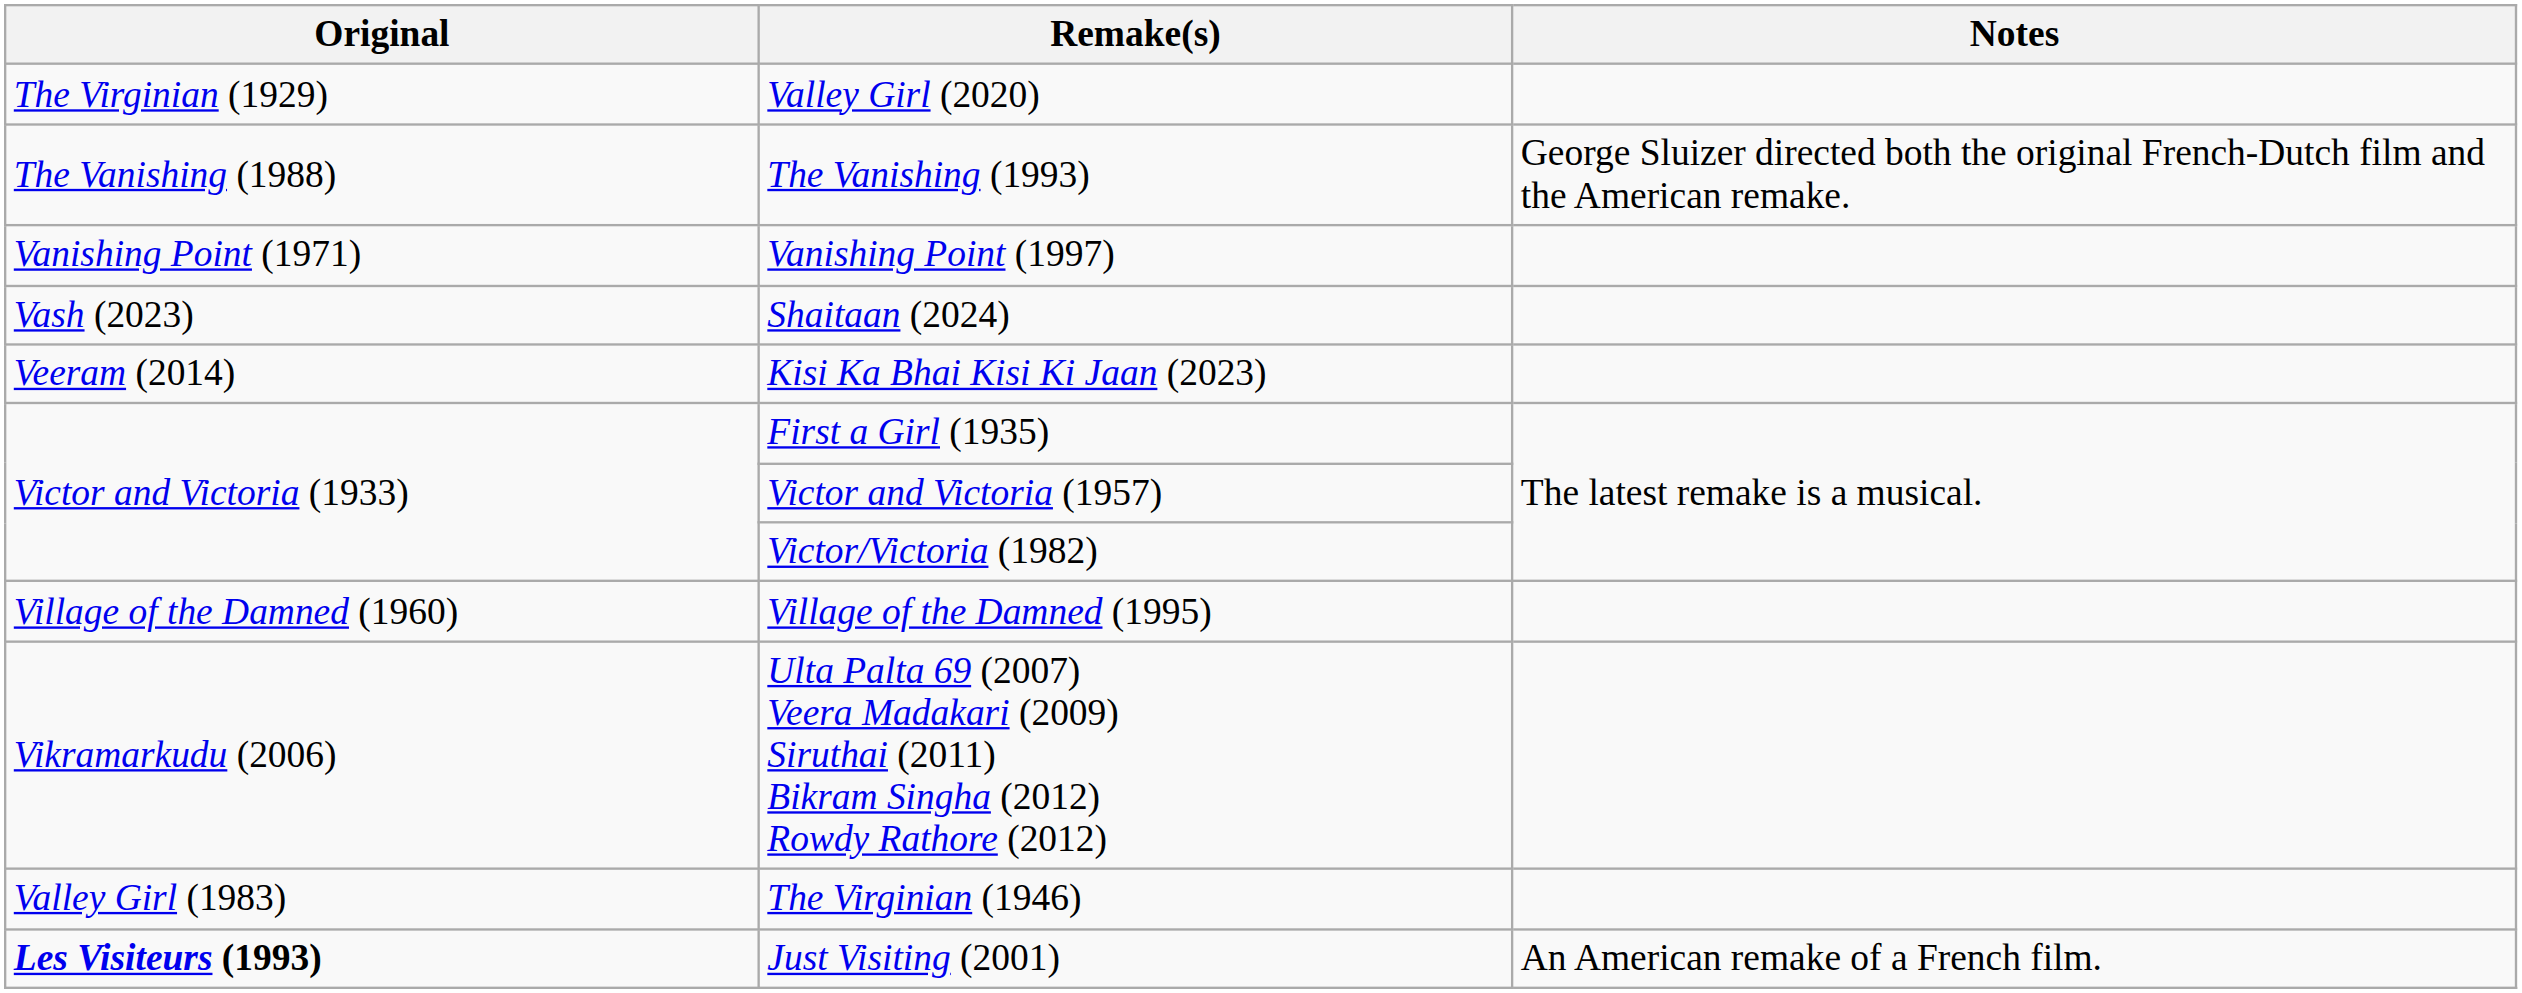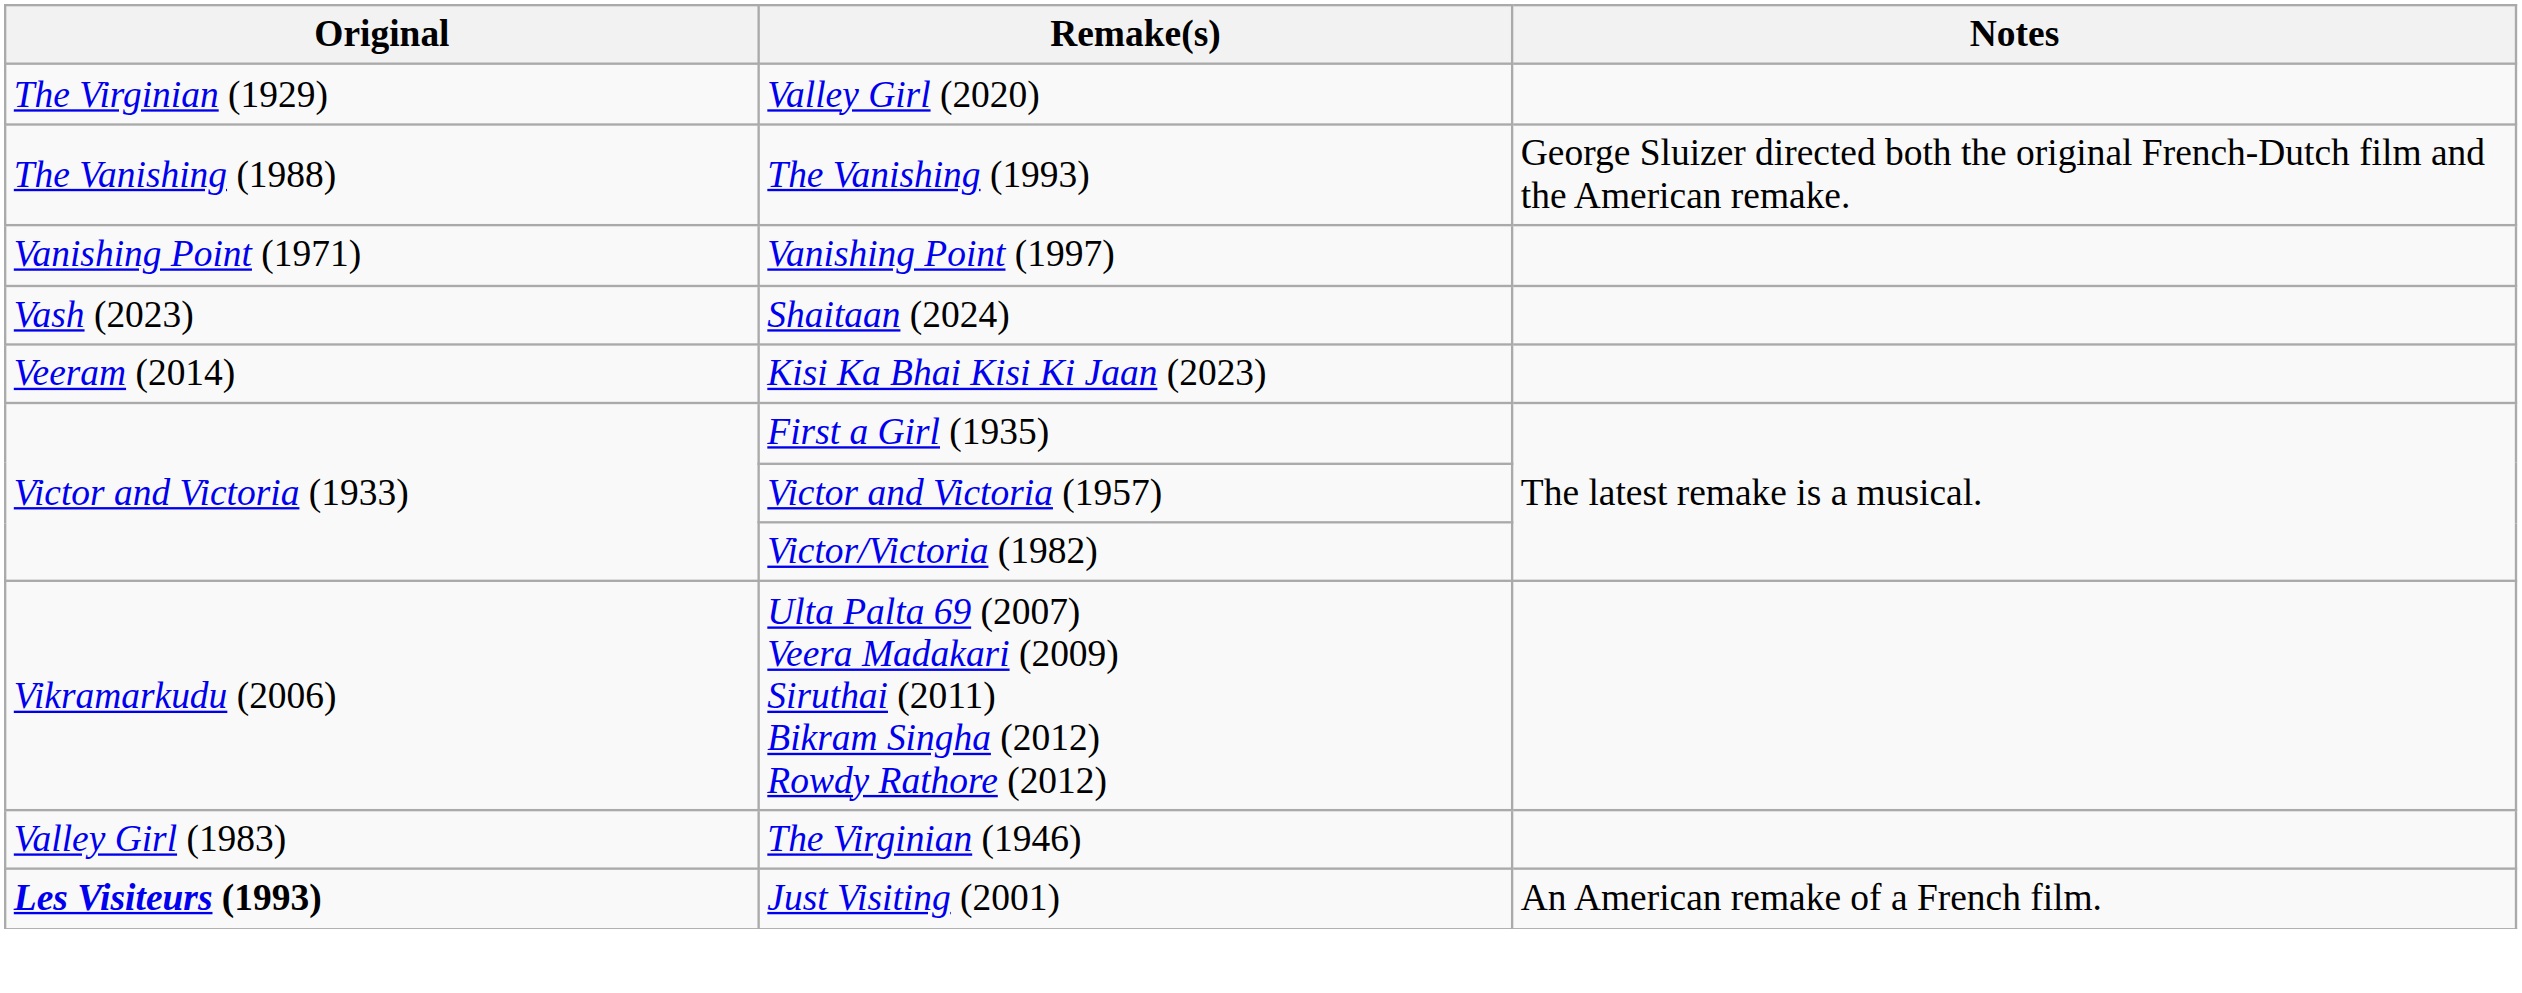- row: (989, 610)
